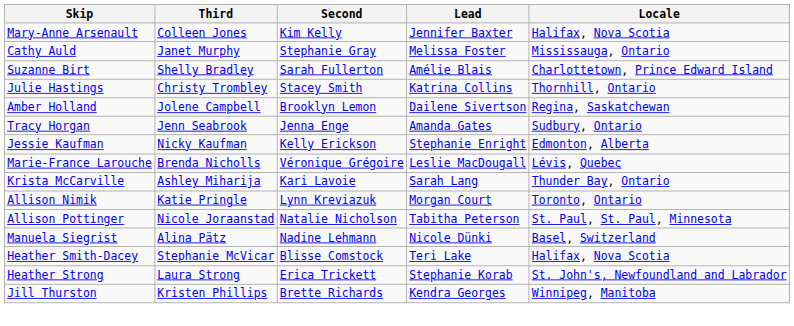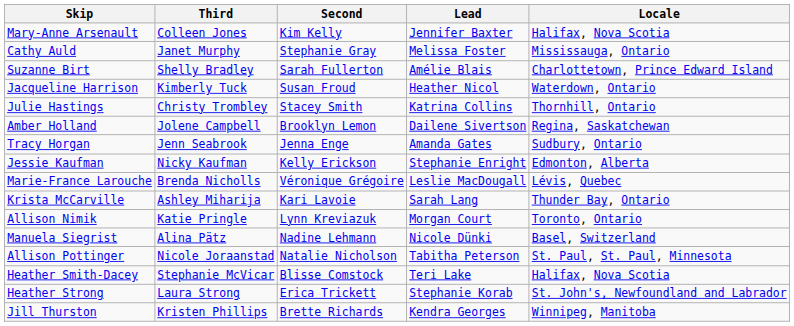+ row: (73, 88)
rows swapped: (66, 219) <-> (62, 238)
